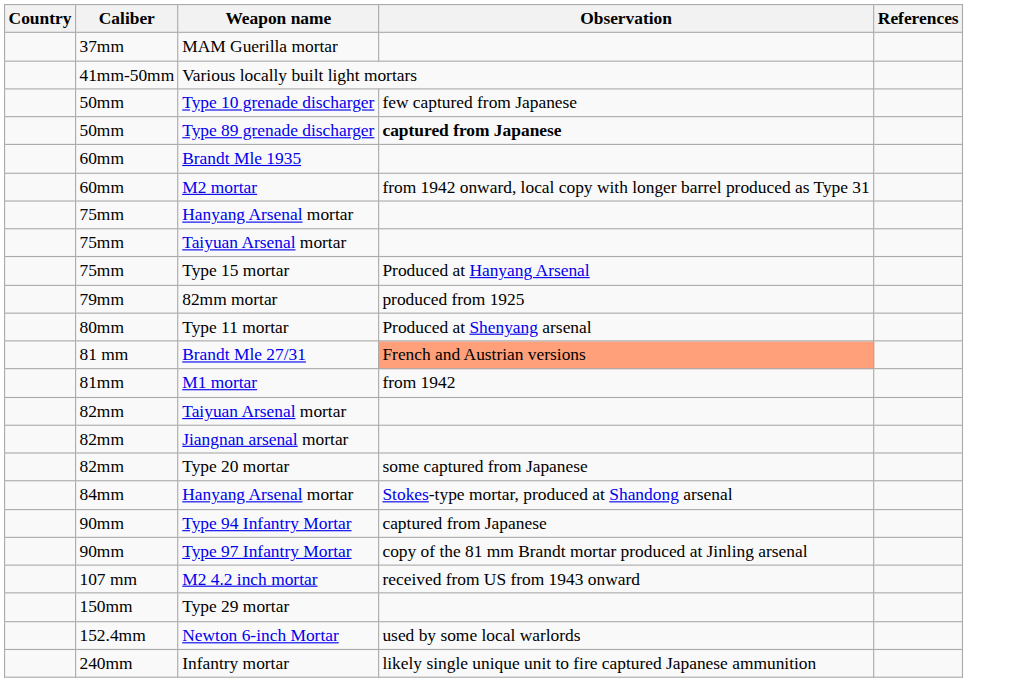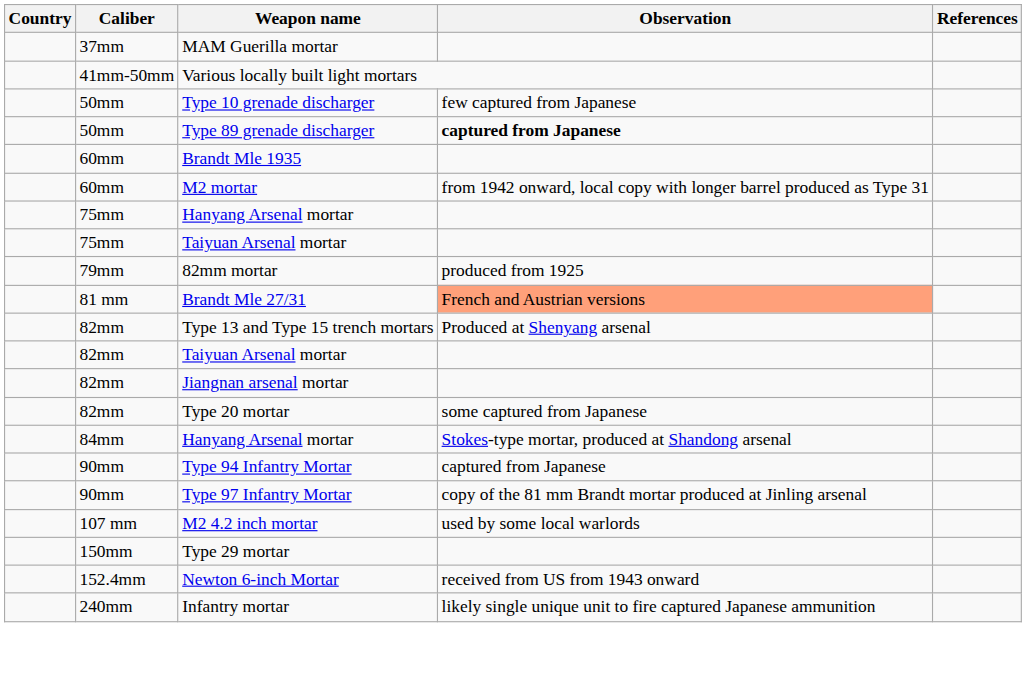- row: (102, 270)
- row: (102, 326)
- row: (102, 382)
+ row: (102, 326)
(511, 578) received from US from 1943 onward -> (541, 522) used by some local warlords
(481, 634) used by some local warlords -> (570, 578) received from US from 1943 onward
